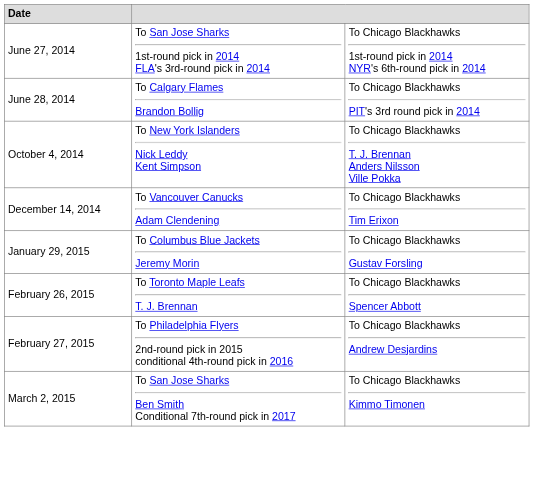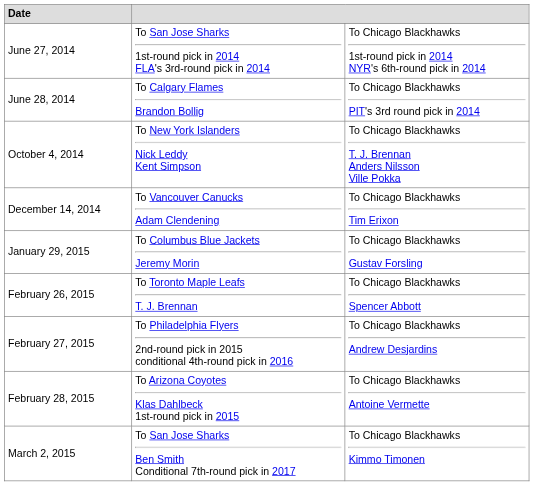+ row: (51, 398)
